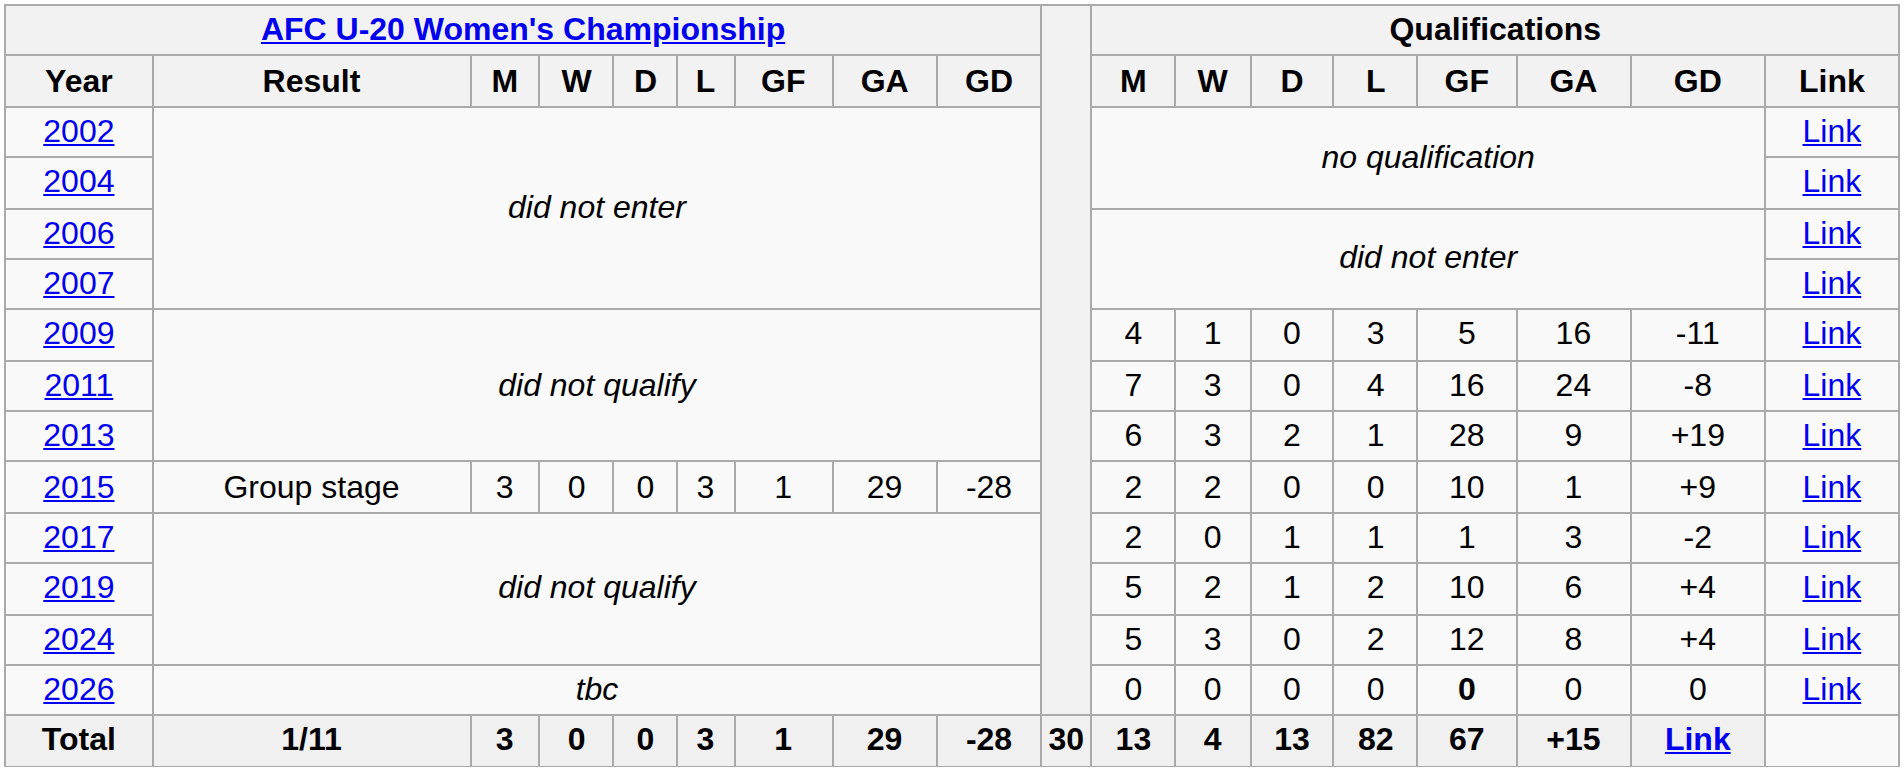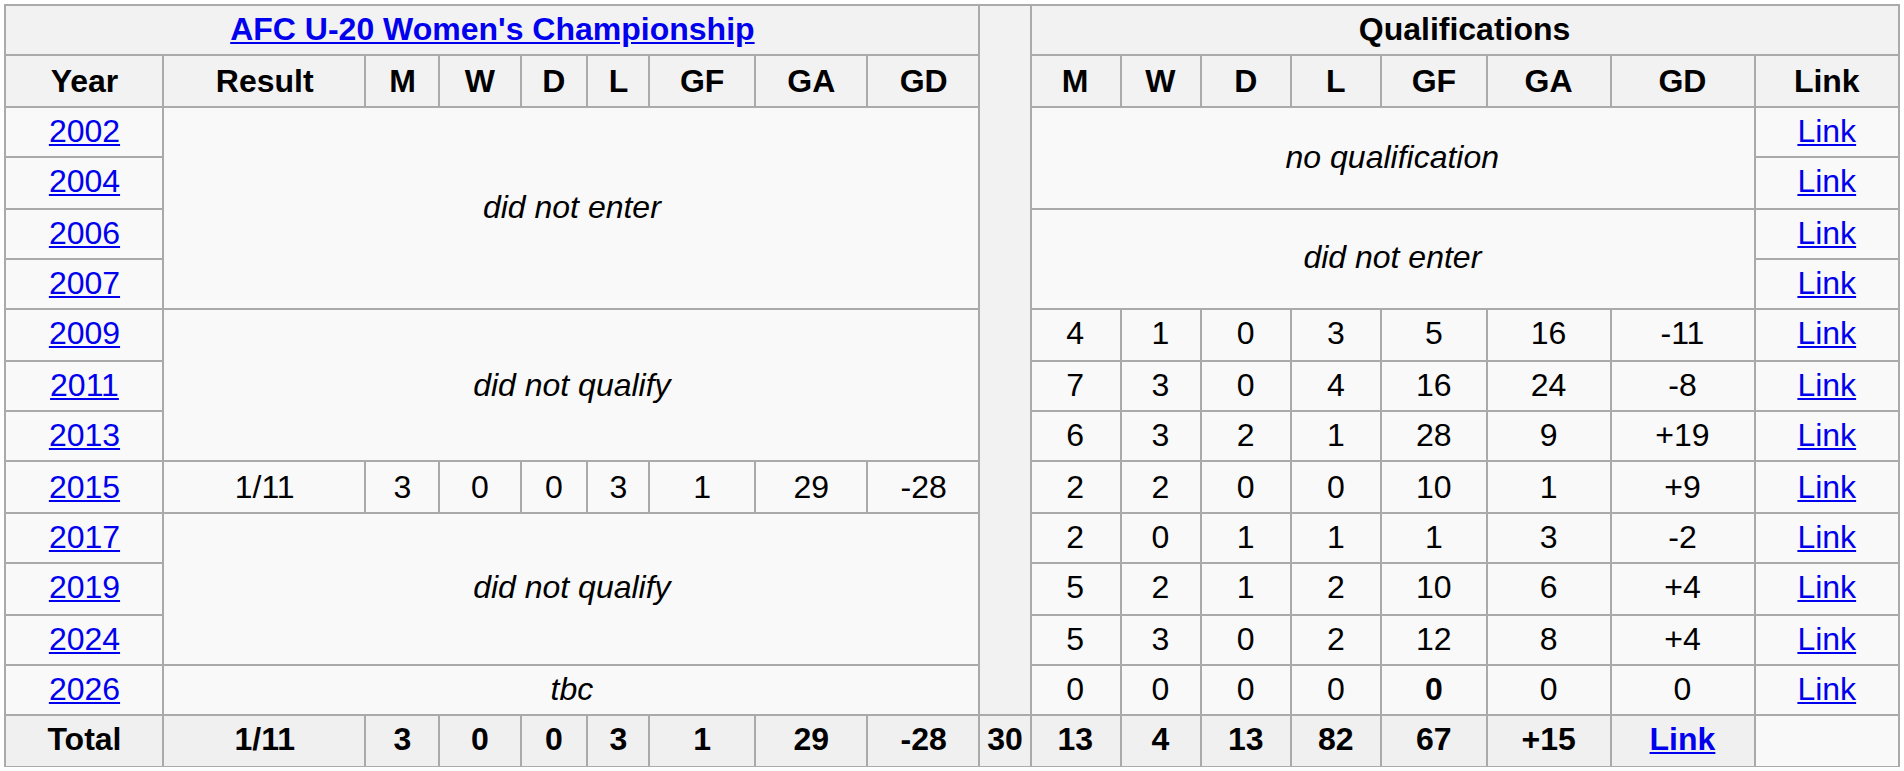(312, 486) Group stage -> (265, 486) 1/11
